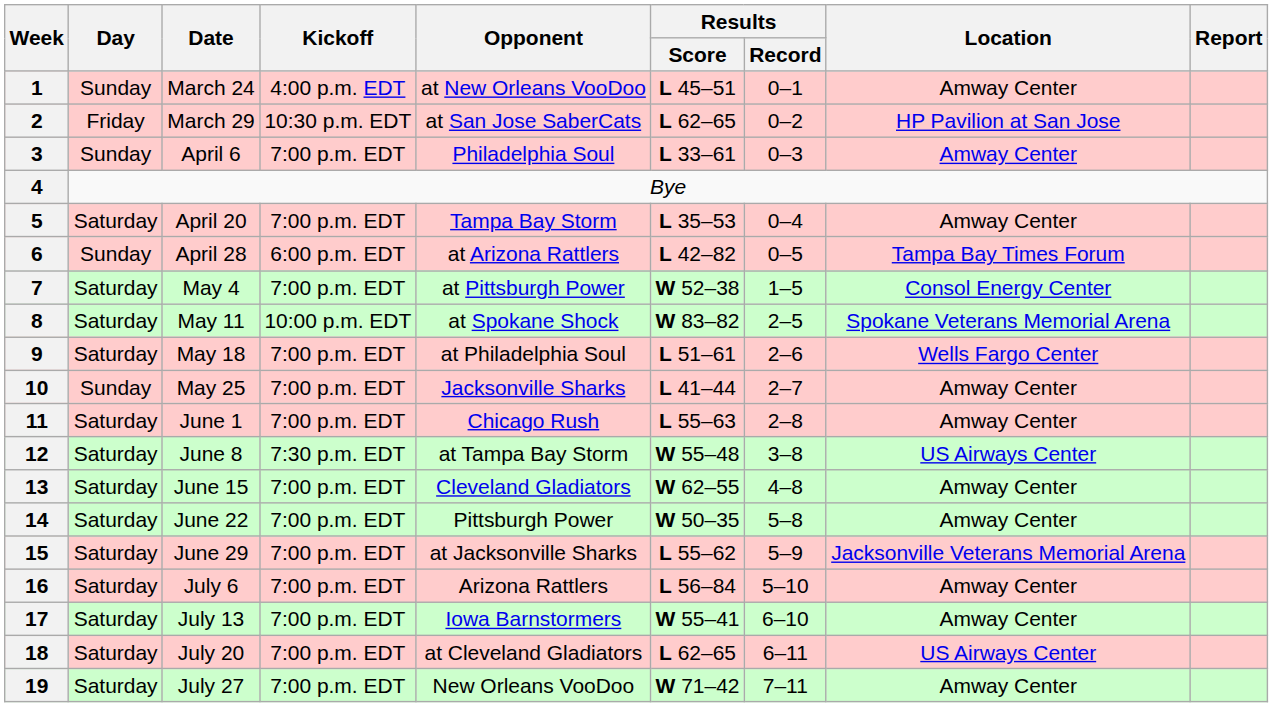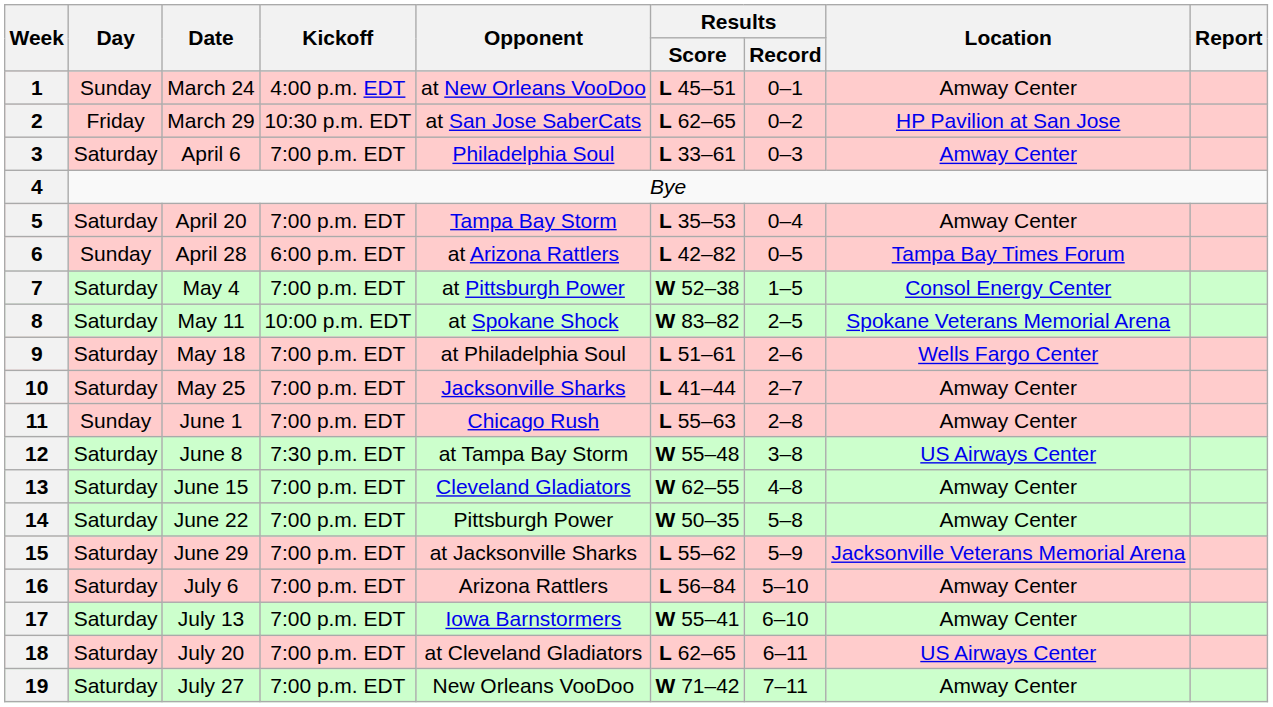(116, 154) Sunday -> (116, 154) Saturday
(116, 387) Sunday -> (116, 387) Saturday
(116, 420) Saturday -> (116, 420) Sunday
